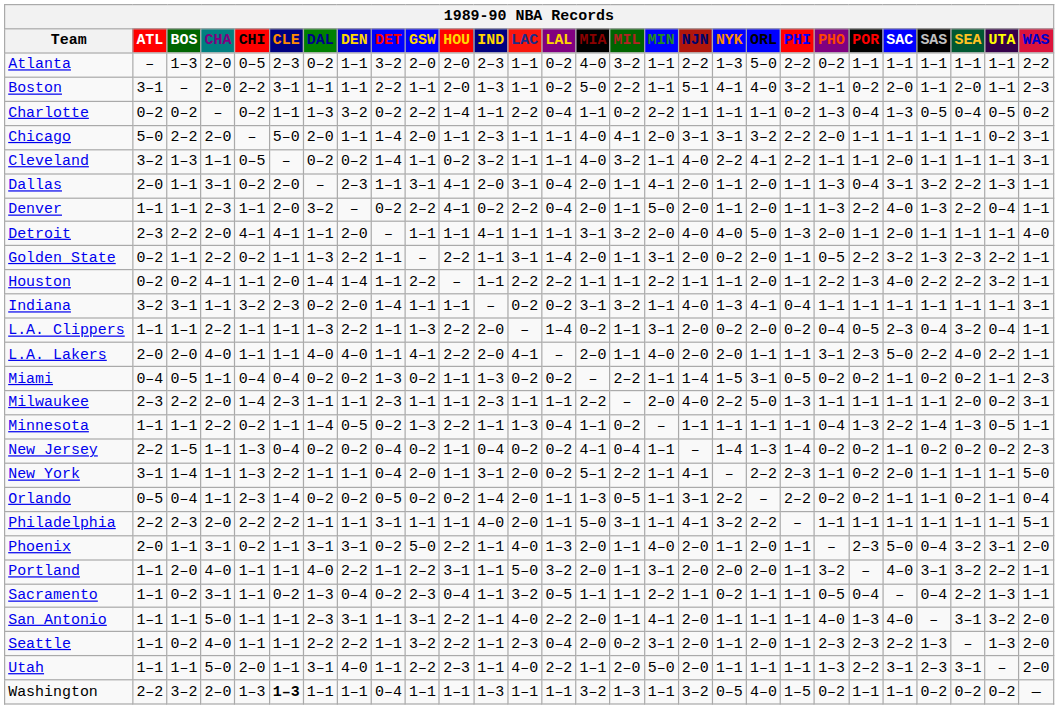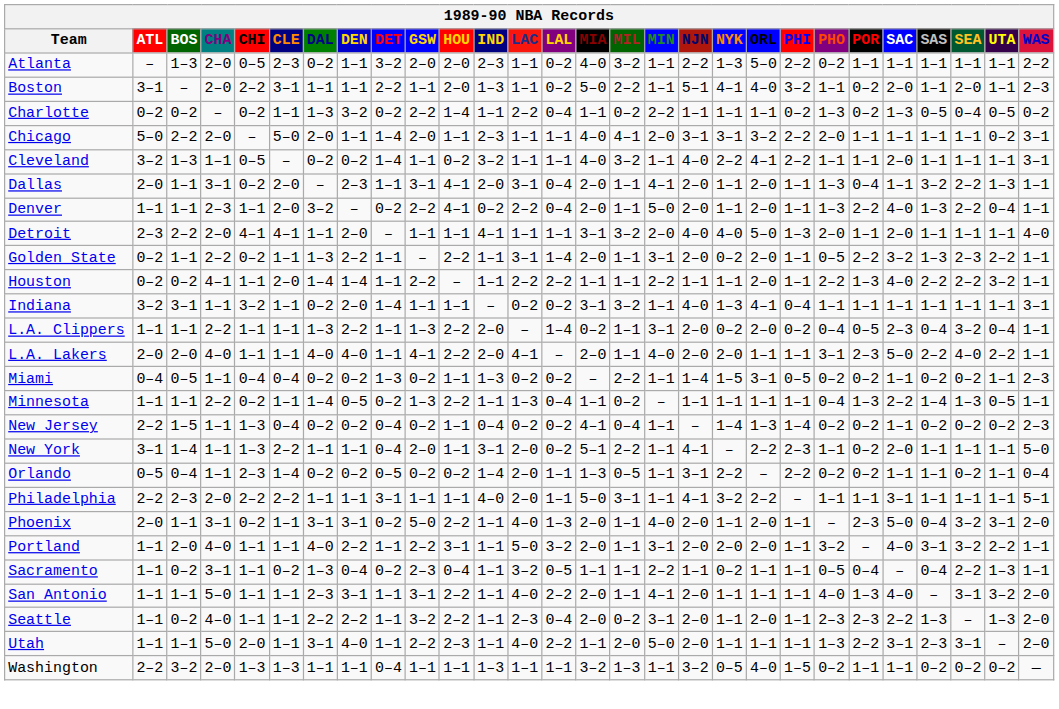(866, 114) 0–4 -> (866, 114) 0–2
(900, 186) 3–1 -> (900, 186) 1–1
(286, 307) 2–3 -> (286, 307) 1–1
- row: (49, 403)
(900, 524) 1–1 -> (900, 499) 3–1
(286, 692) bold -> (286, 668) normal
